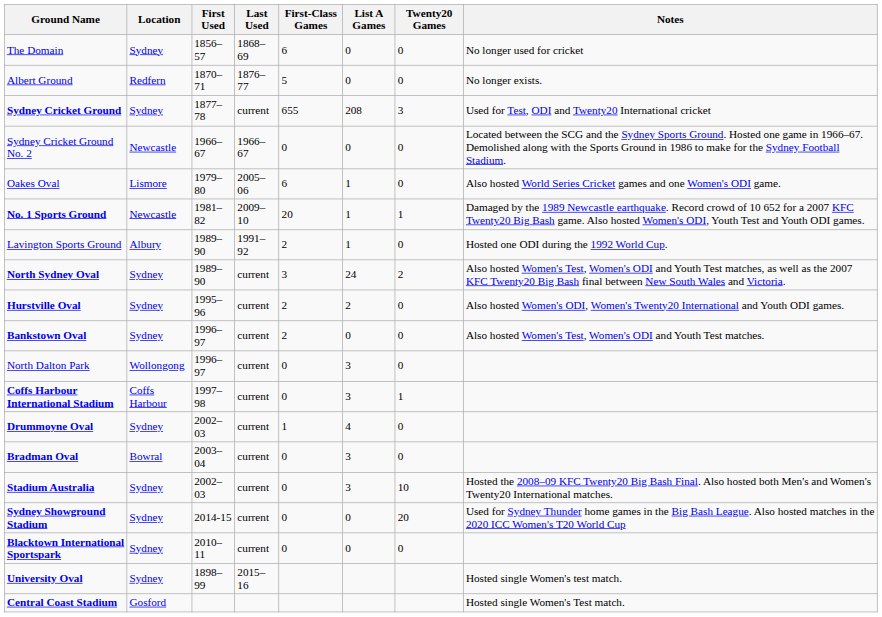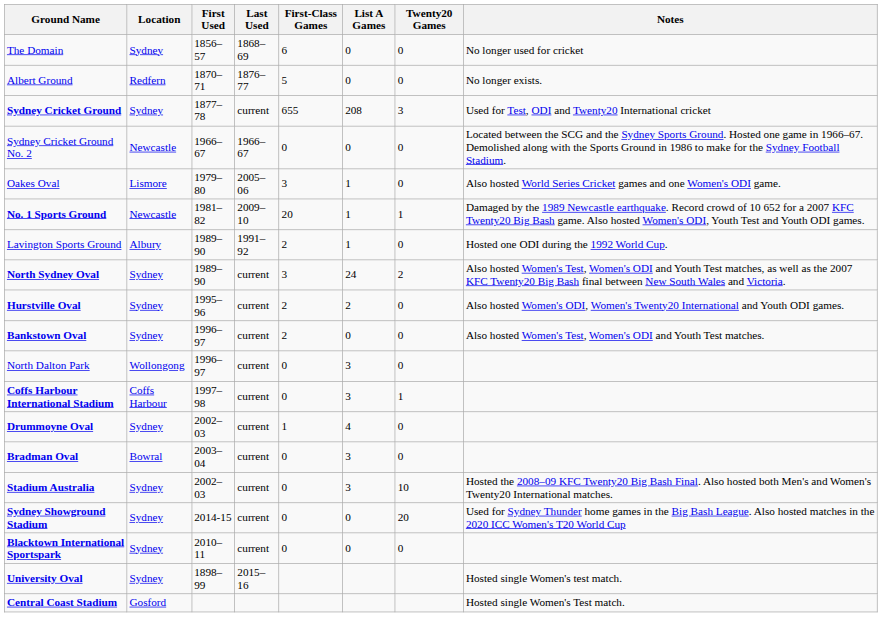(284, 184) 6 -> (284, 184) 3
